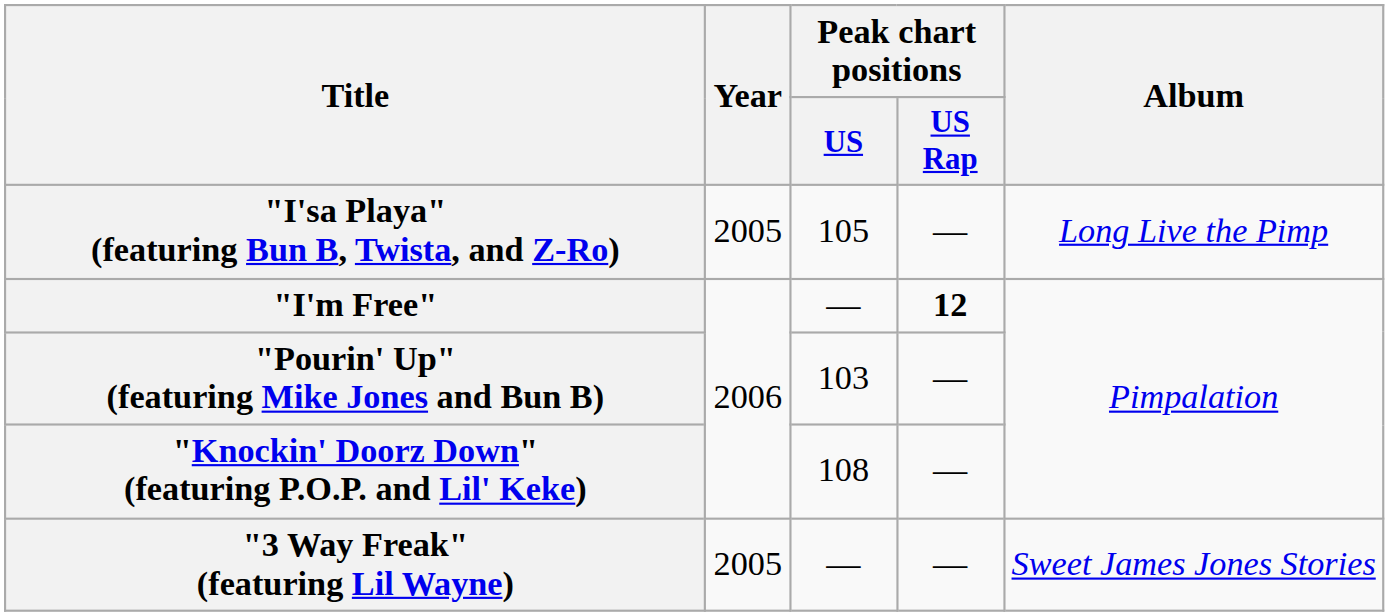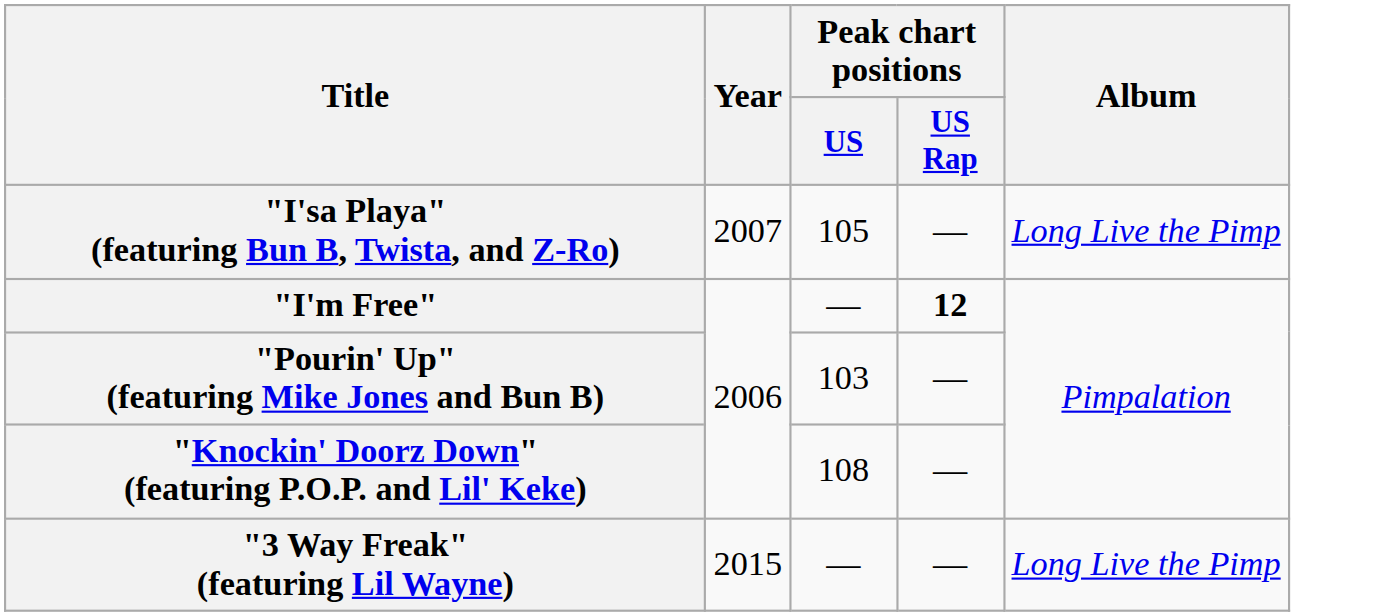(748, 230) 2005 -> (748, 230) 2007
(748, 563) 2005 -> (748, 563) 2015
(1194, 563) Sweet James Jones Stories -> (1146, 563) Long Live the Pimp
